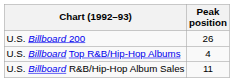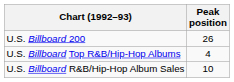(208, 69) 11 -> (208, 69) 10
